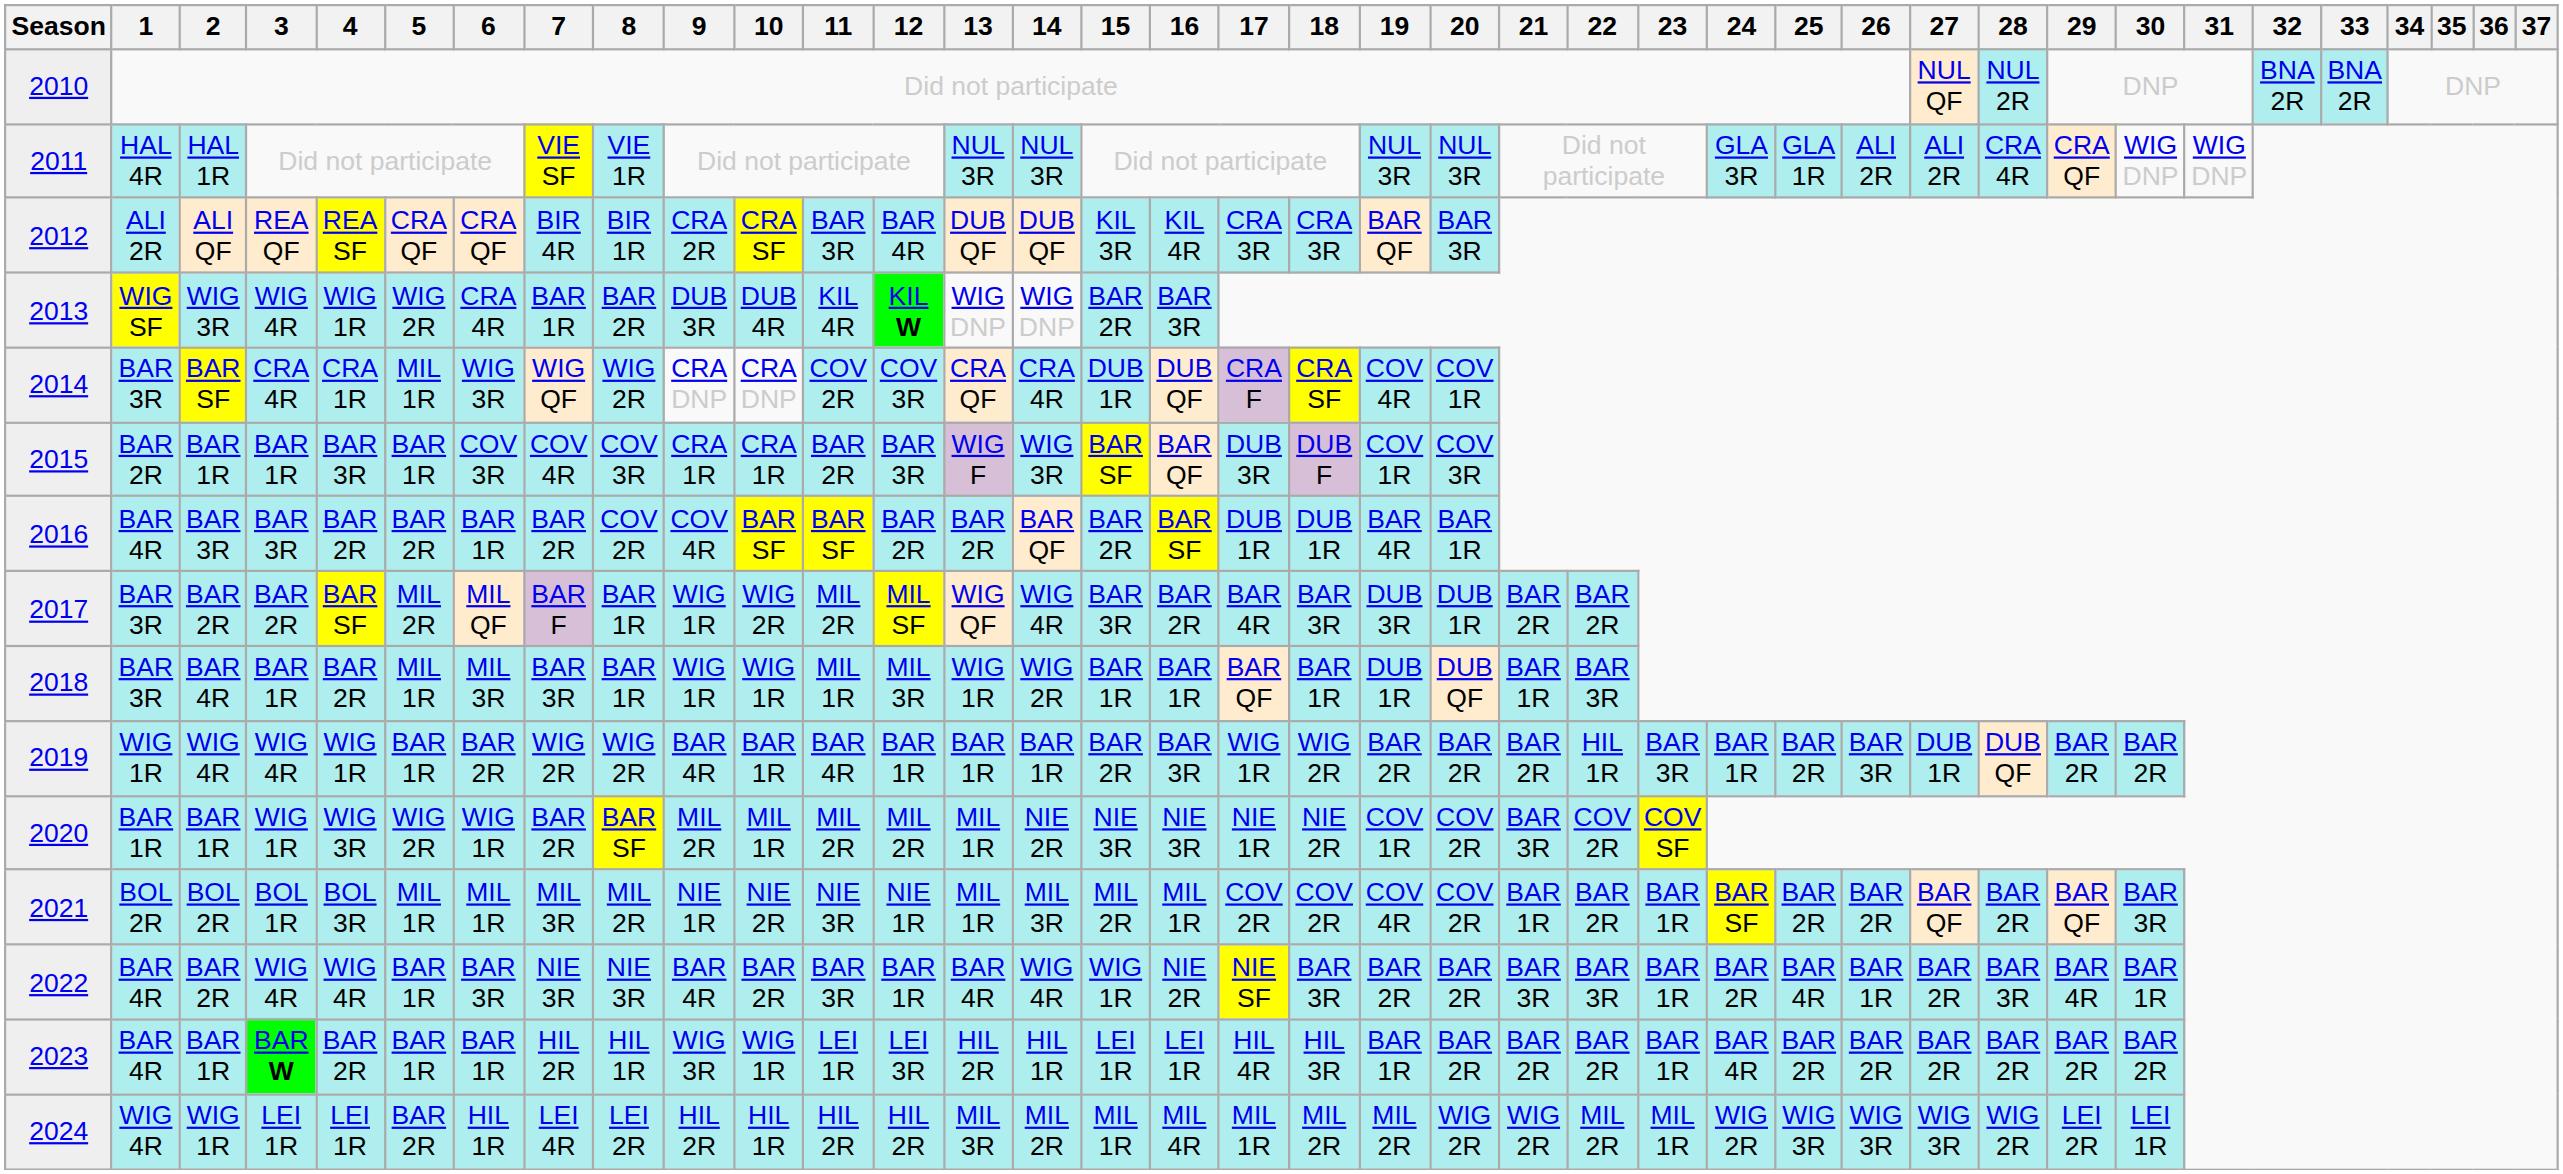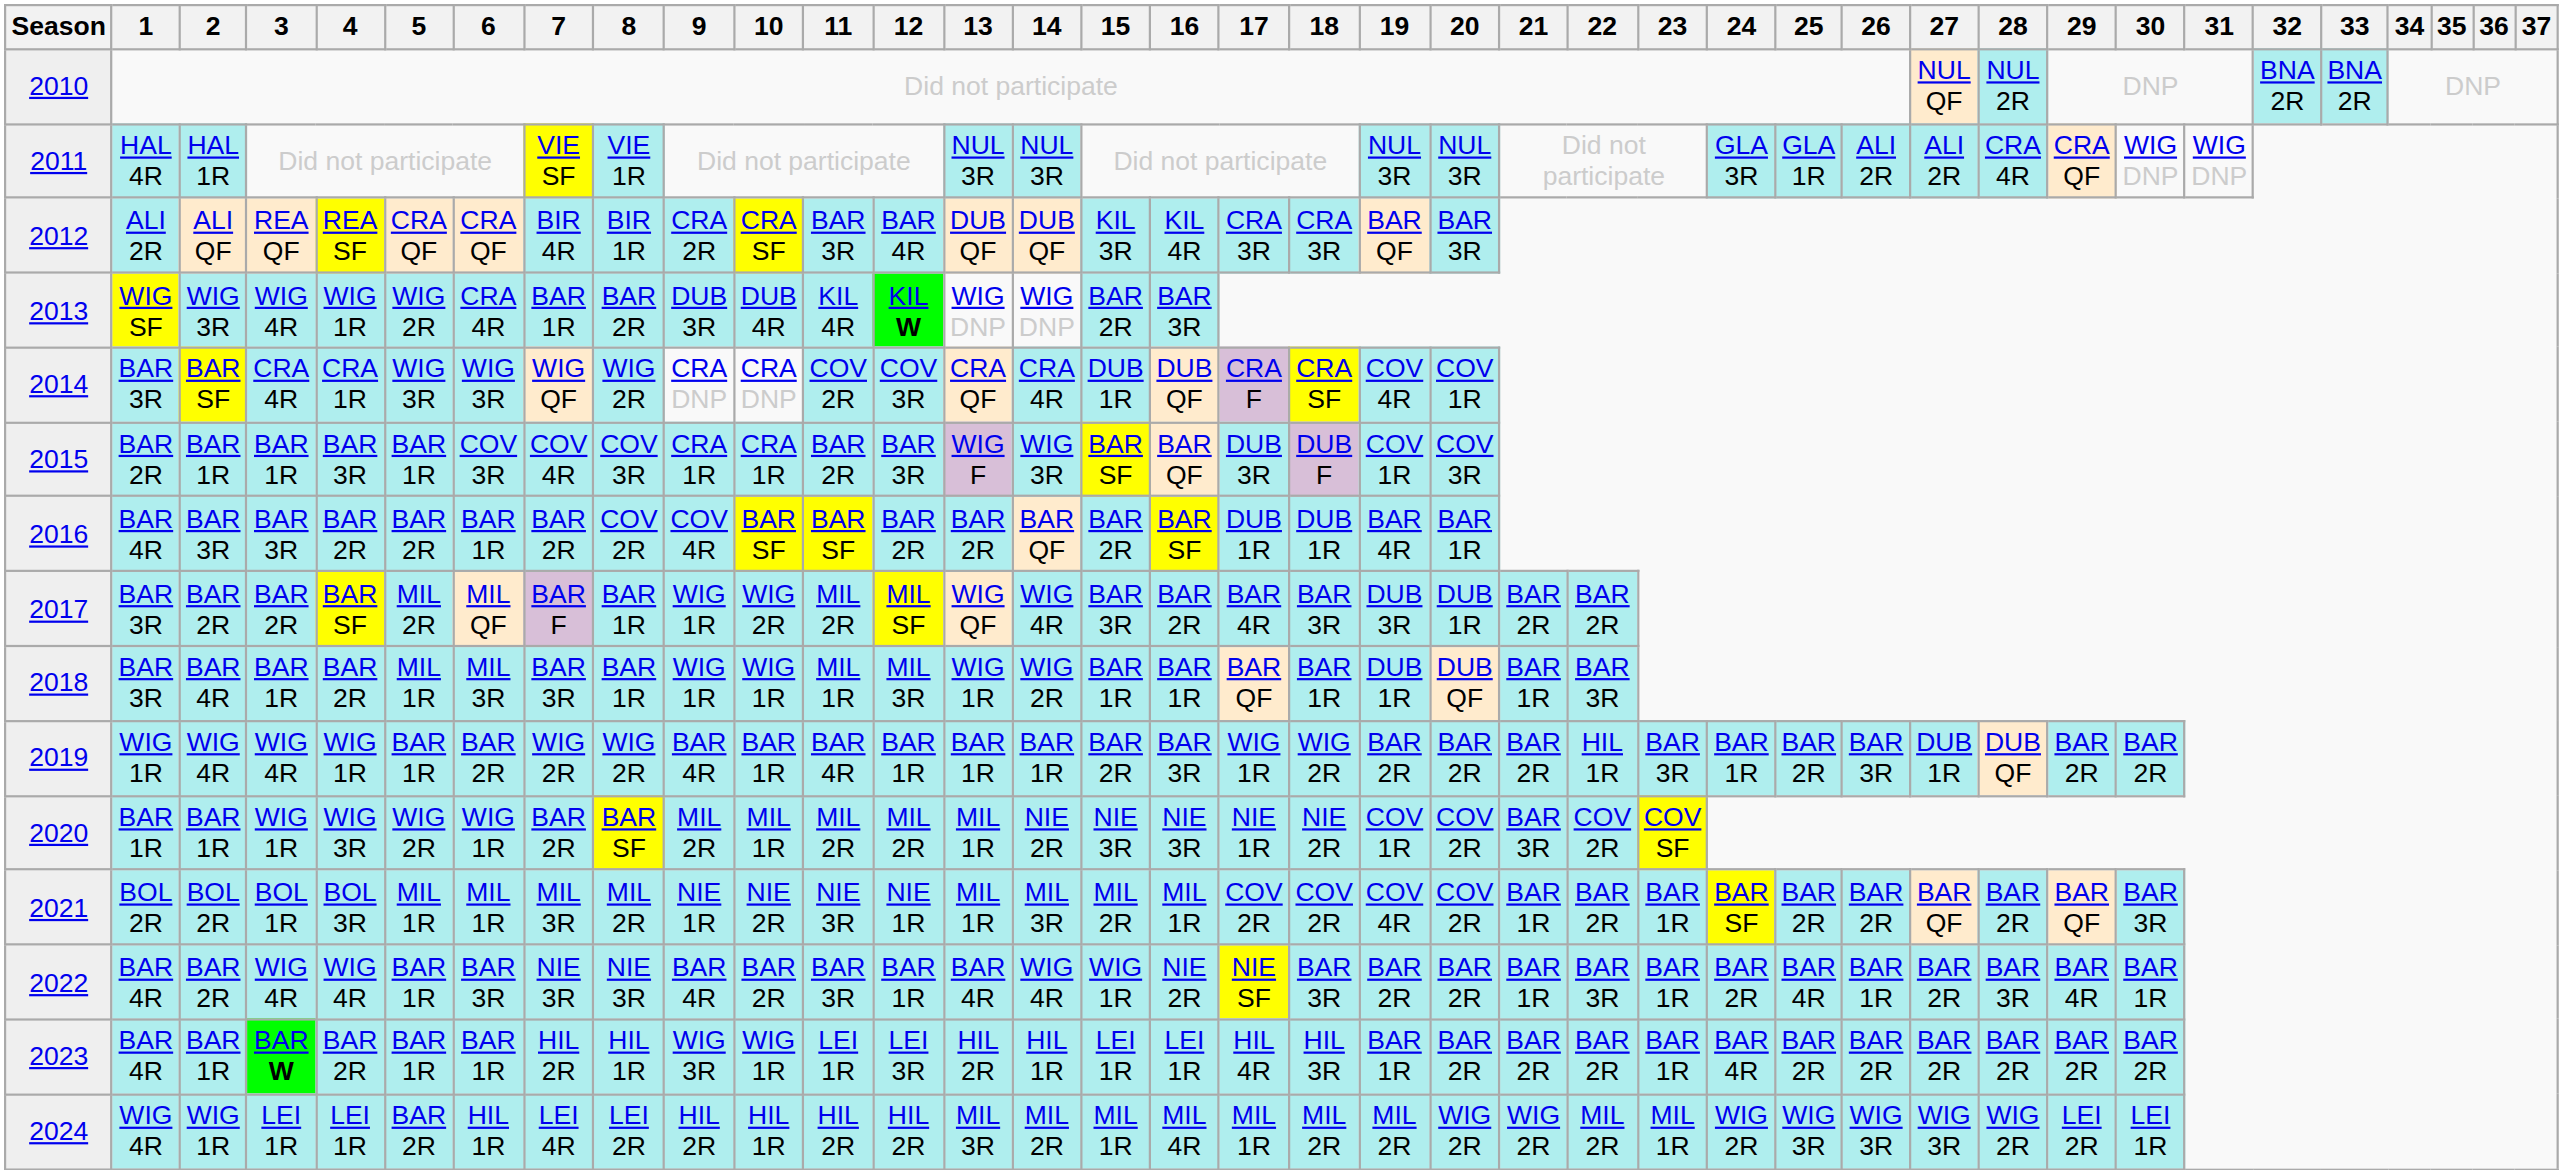(419, 385) MIL 1R -> (419, 385) WIG 3R
(1534, 982) BAR 3R -> (1534, 982) BAR 1R
